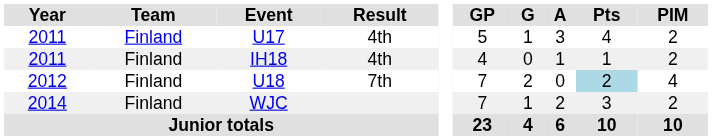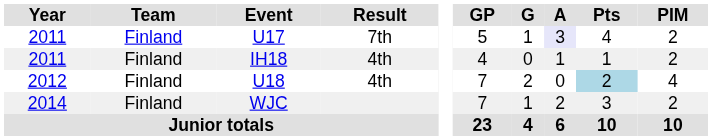(380, 36) 4th -> (380, 36) 7th
(560, 36) no background -> (560, 36) lavender background
(380, 80) 7th -> (380, 80) 4th
